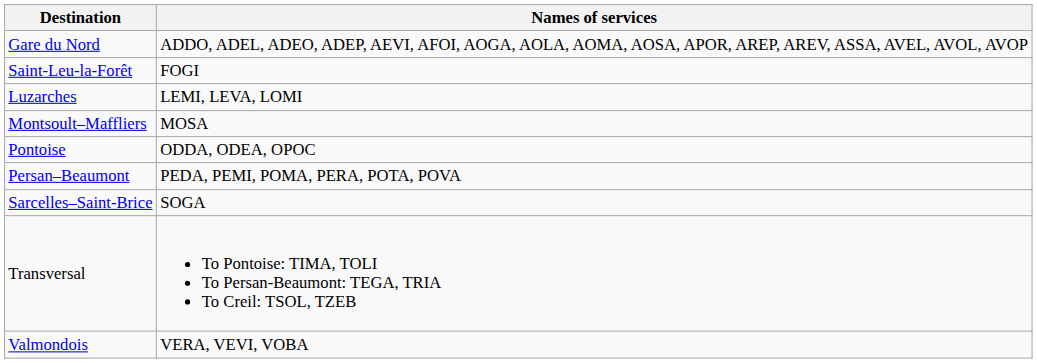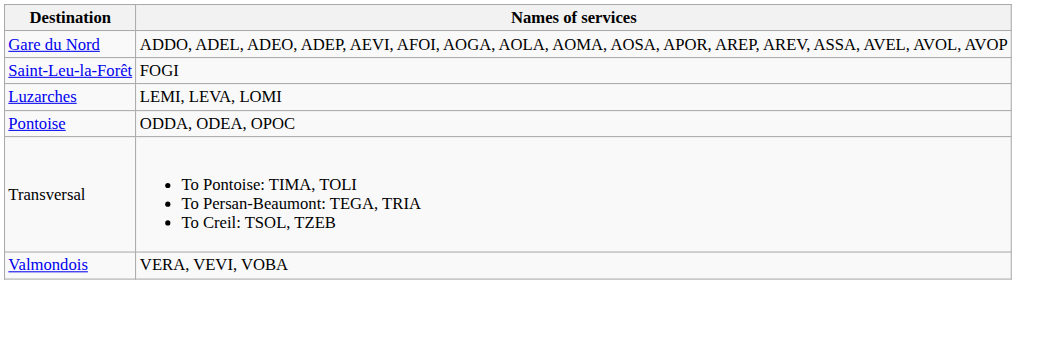- row: (78, 123)
- row: (69, 176)
- row: (80, 202)
